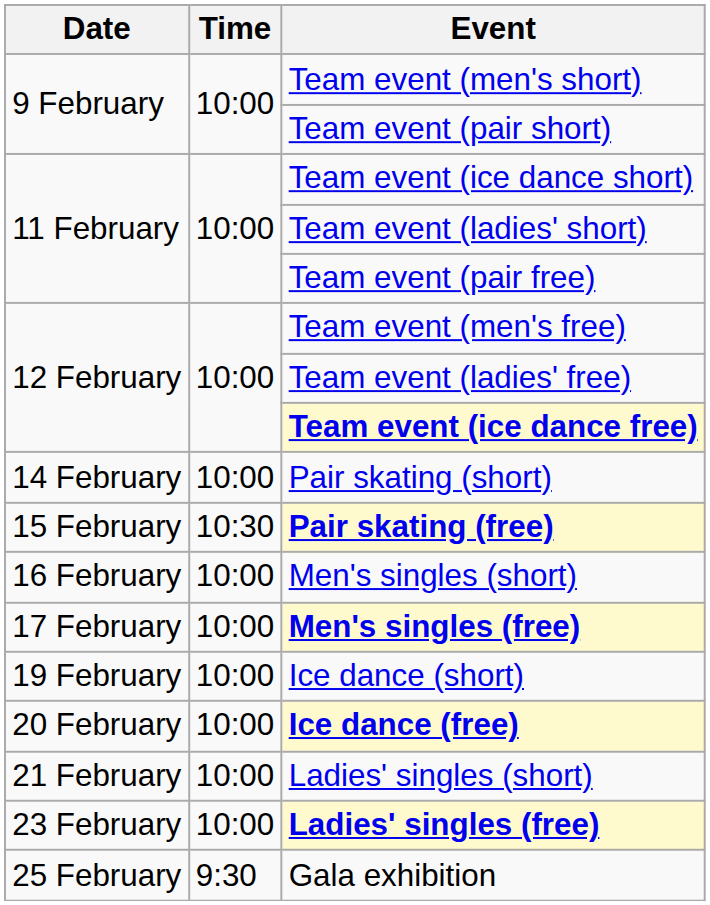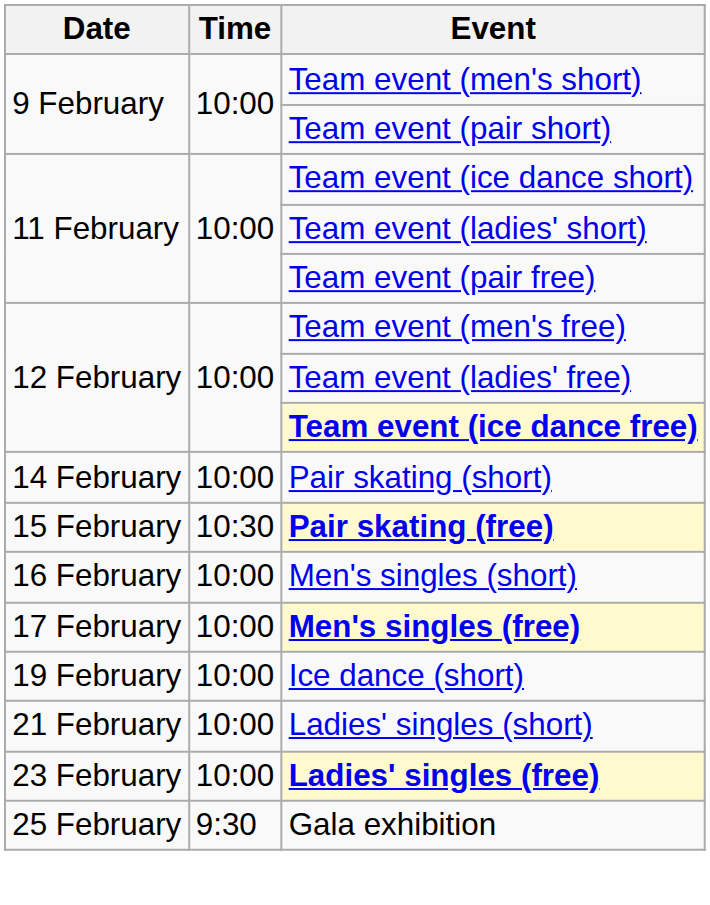- row: (404, 725)
